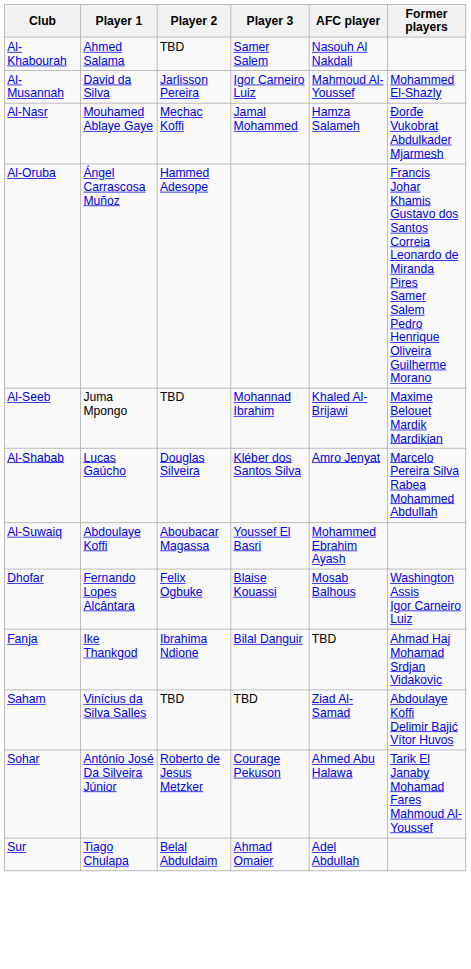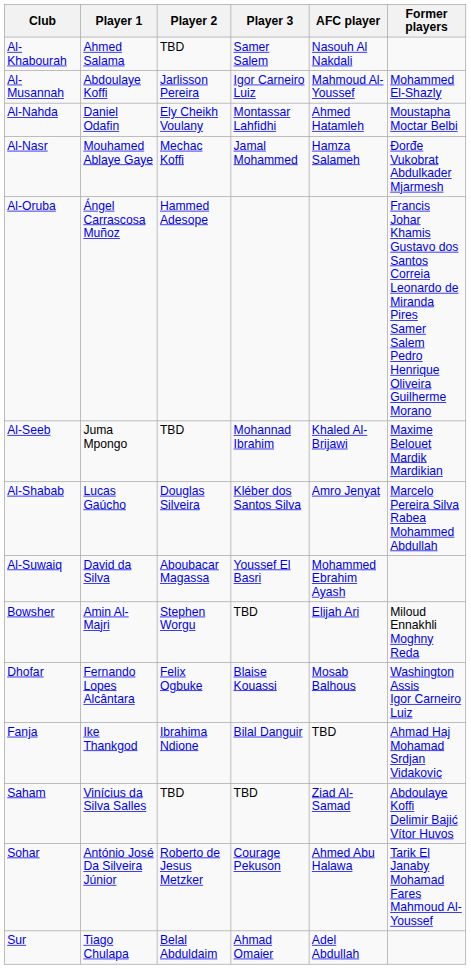(107, 86) David da Silva -> (112, 86) Abdoulaye Koffi
+ row: (33, 113)
(112, 539) Abdoulaye Koffi -> (107, 571) David da Silva
+ row: (31, 611)
